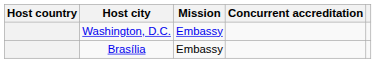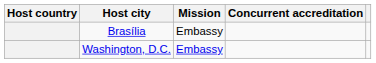rows swapped: (127, 49) <-> (127, 31)
